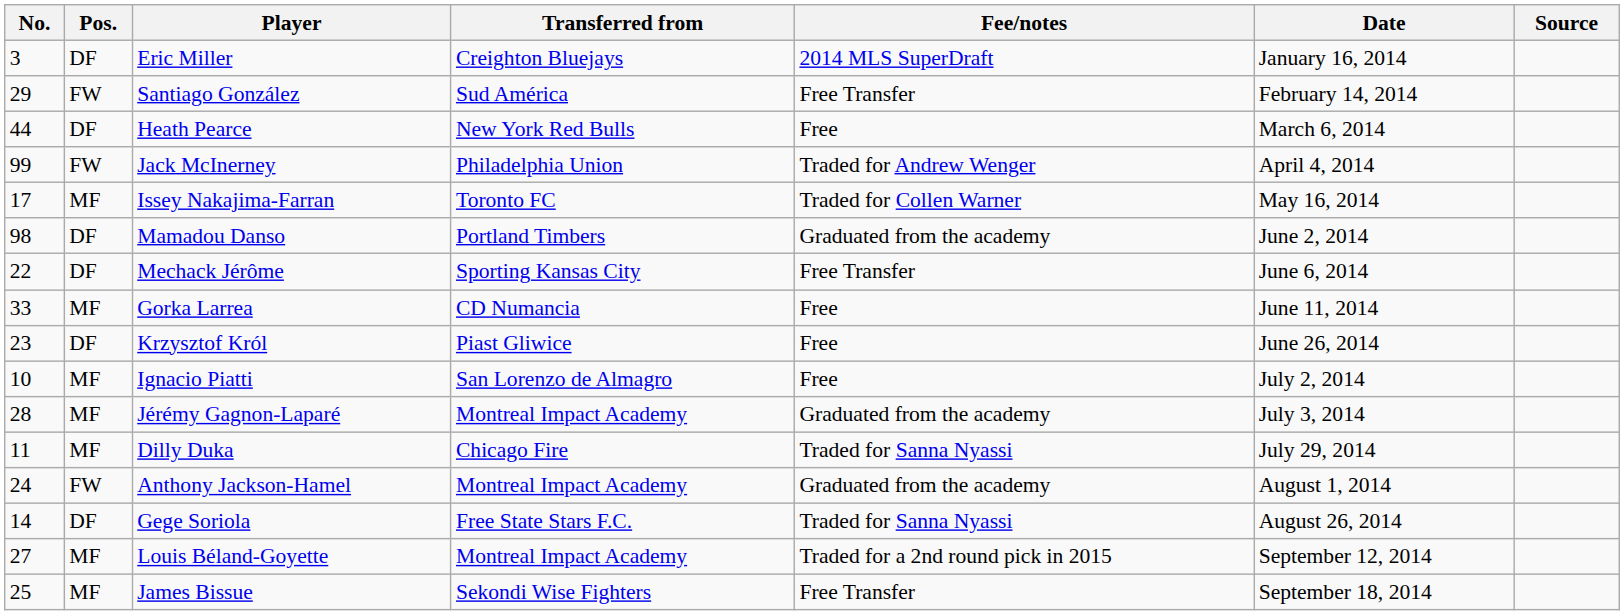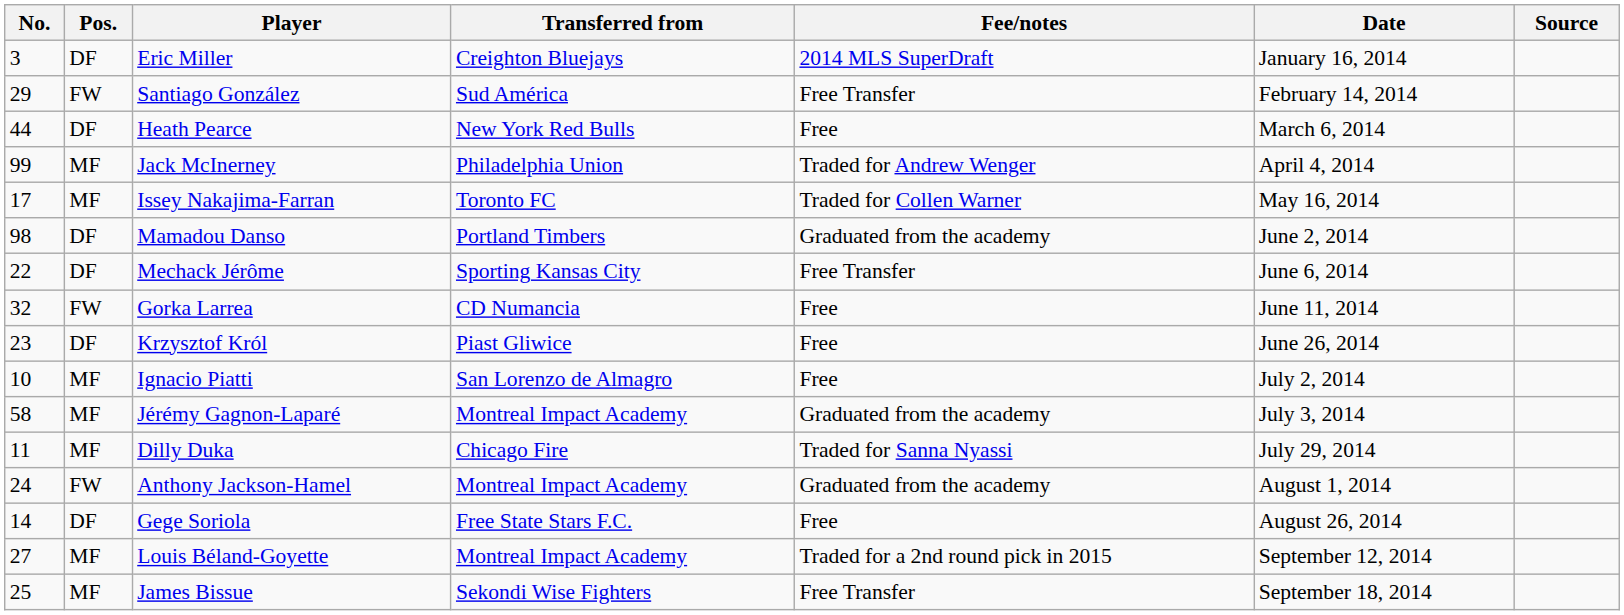(85, 164) FW -> (85, 164) MF
(21, 307) 33 -> (21, 307) 32
(85, 307) MF -> (85, 307) FW
(21, 413) 28 -> (21, 413) 58
(906, 520) Traded for Sanna Nyassi -> (819, 520) Free
